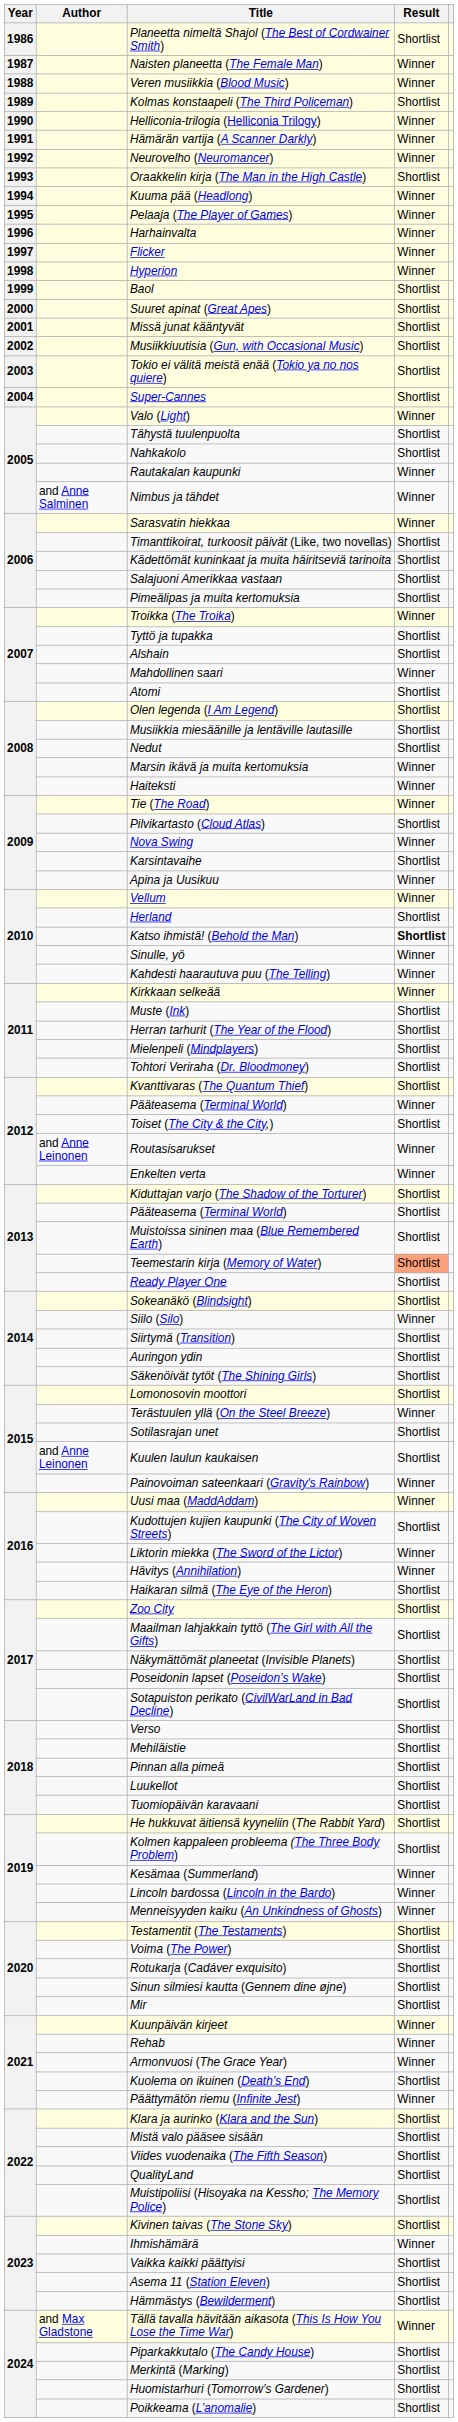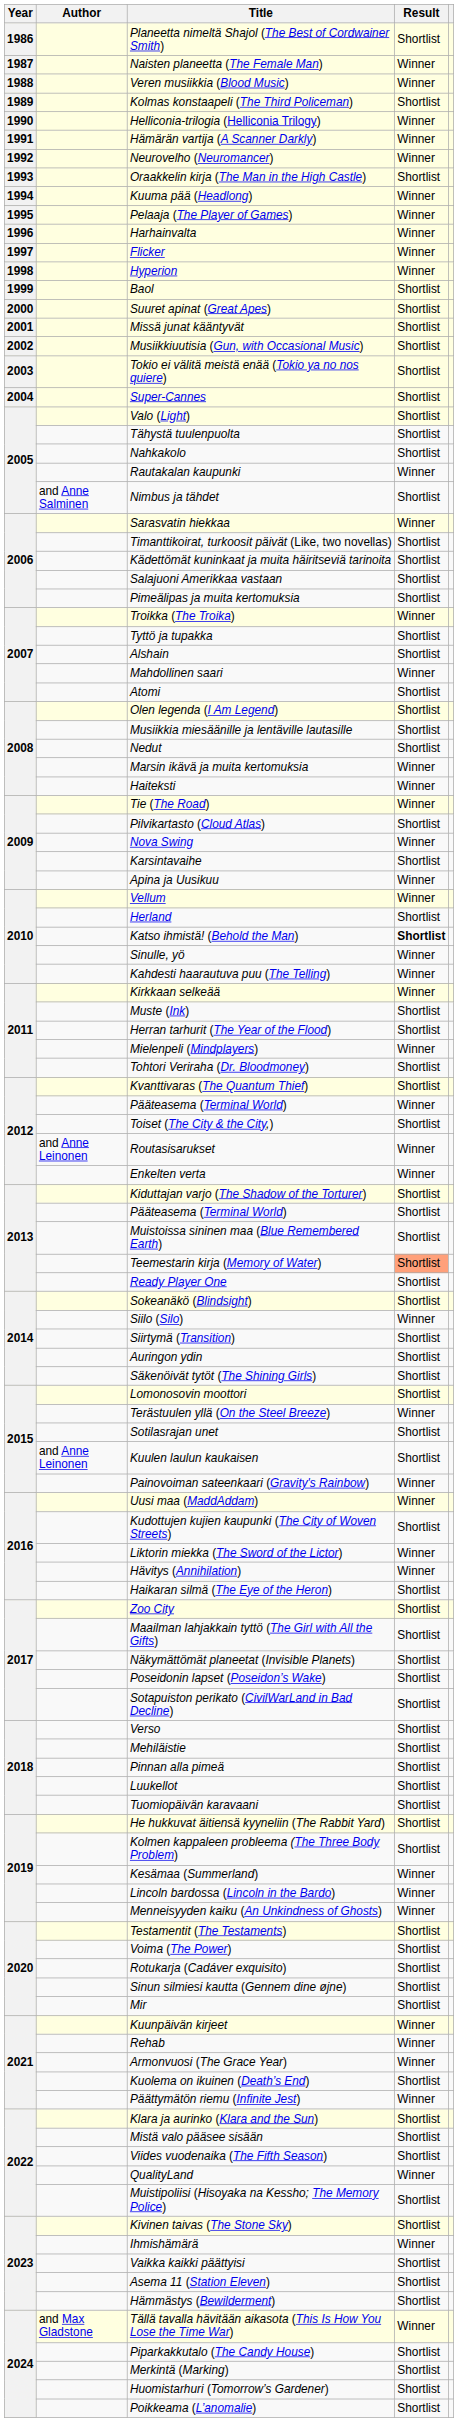(416, 416) Winner -> (419, 416) Shortlist
(416, 497) Winner -> (419, 497) Shortlist
(419, 1049) Shortlist -> (416, 1049) Winner
(419, 2175) Shortlist -> (416, 2175) Winner
